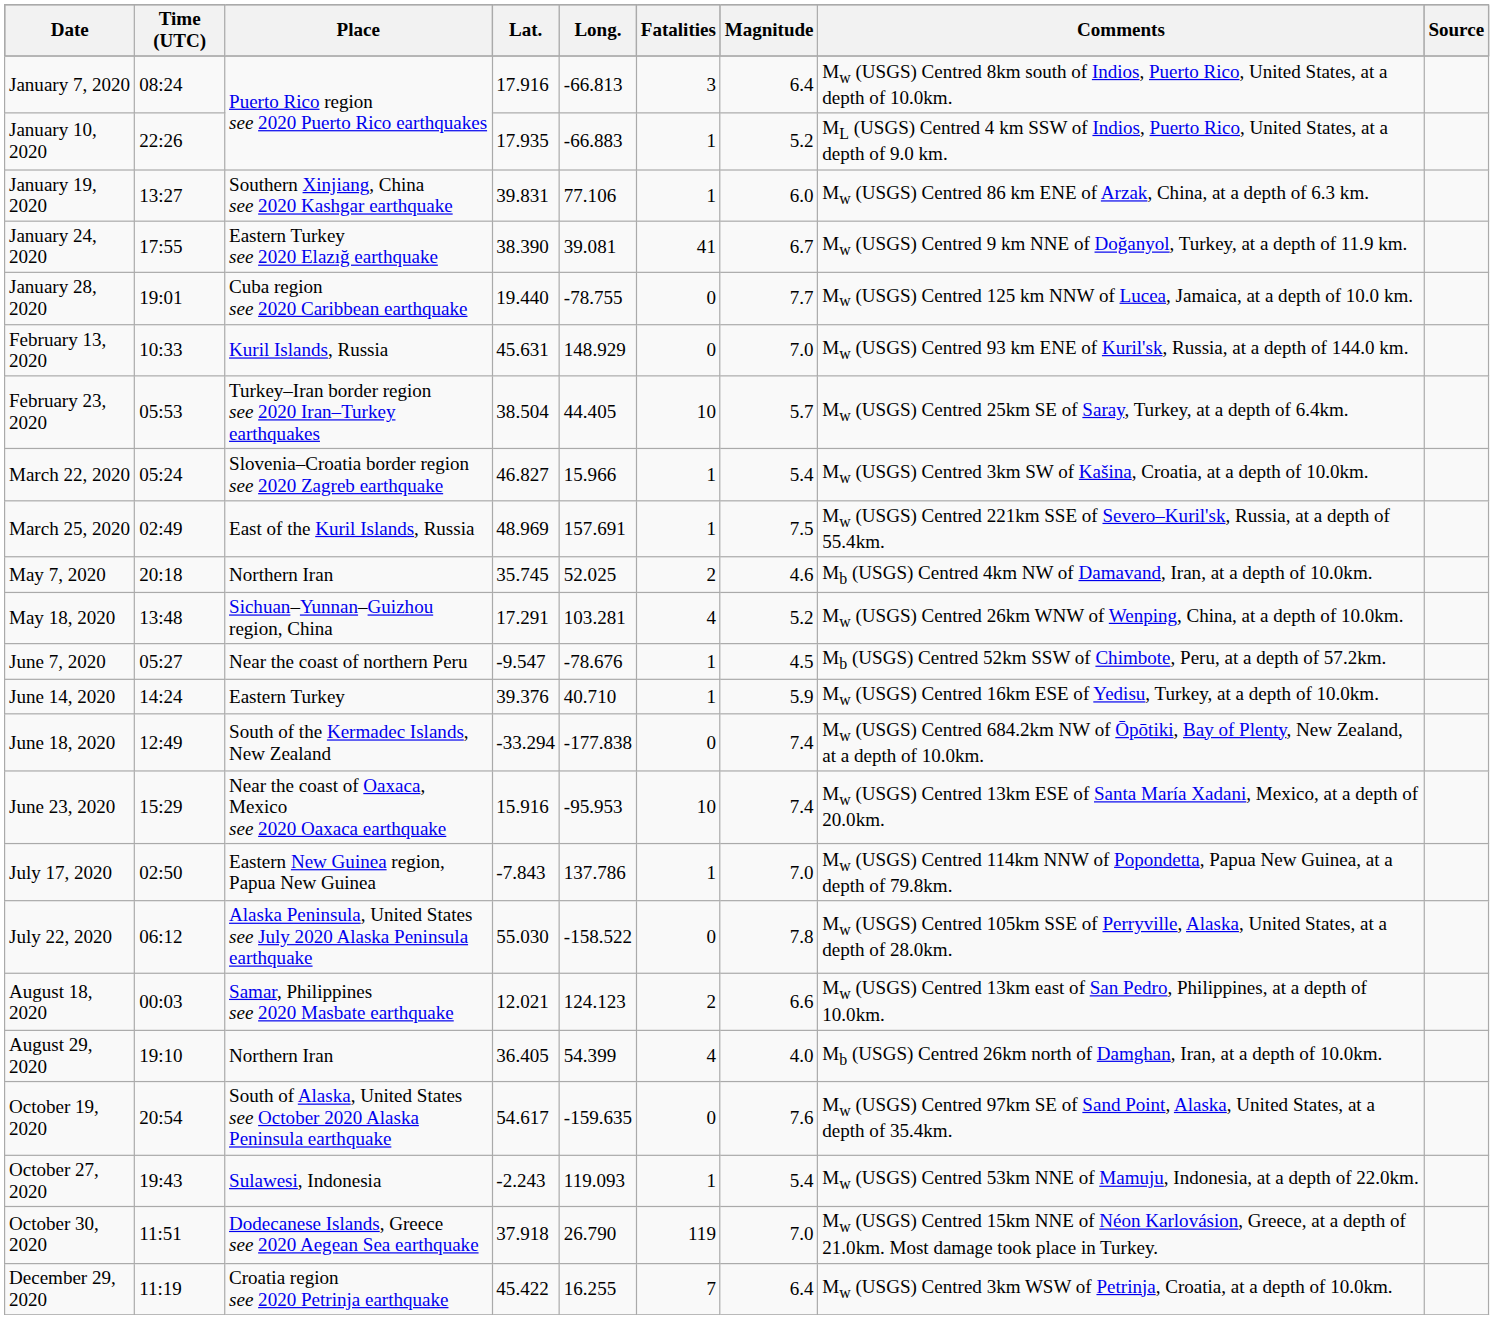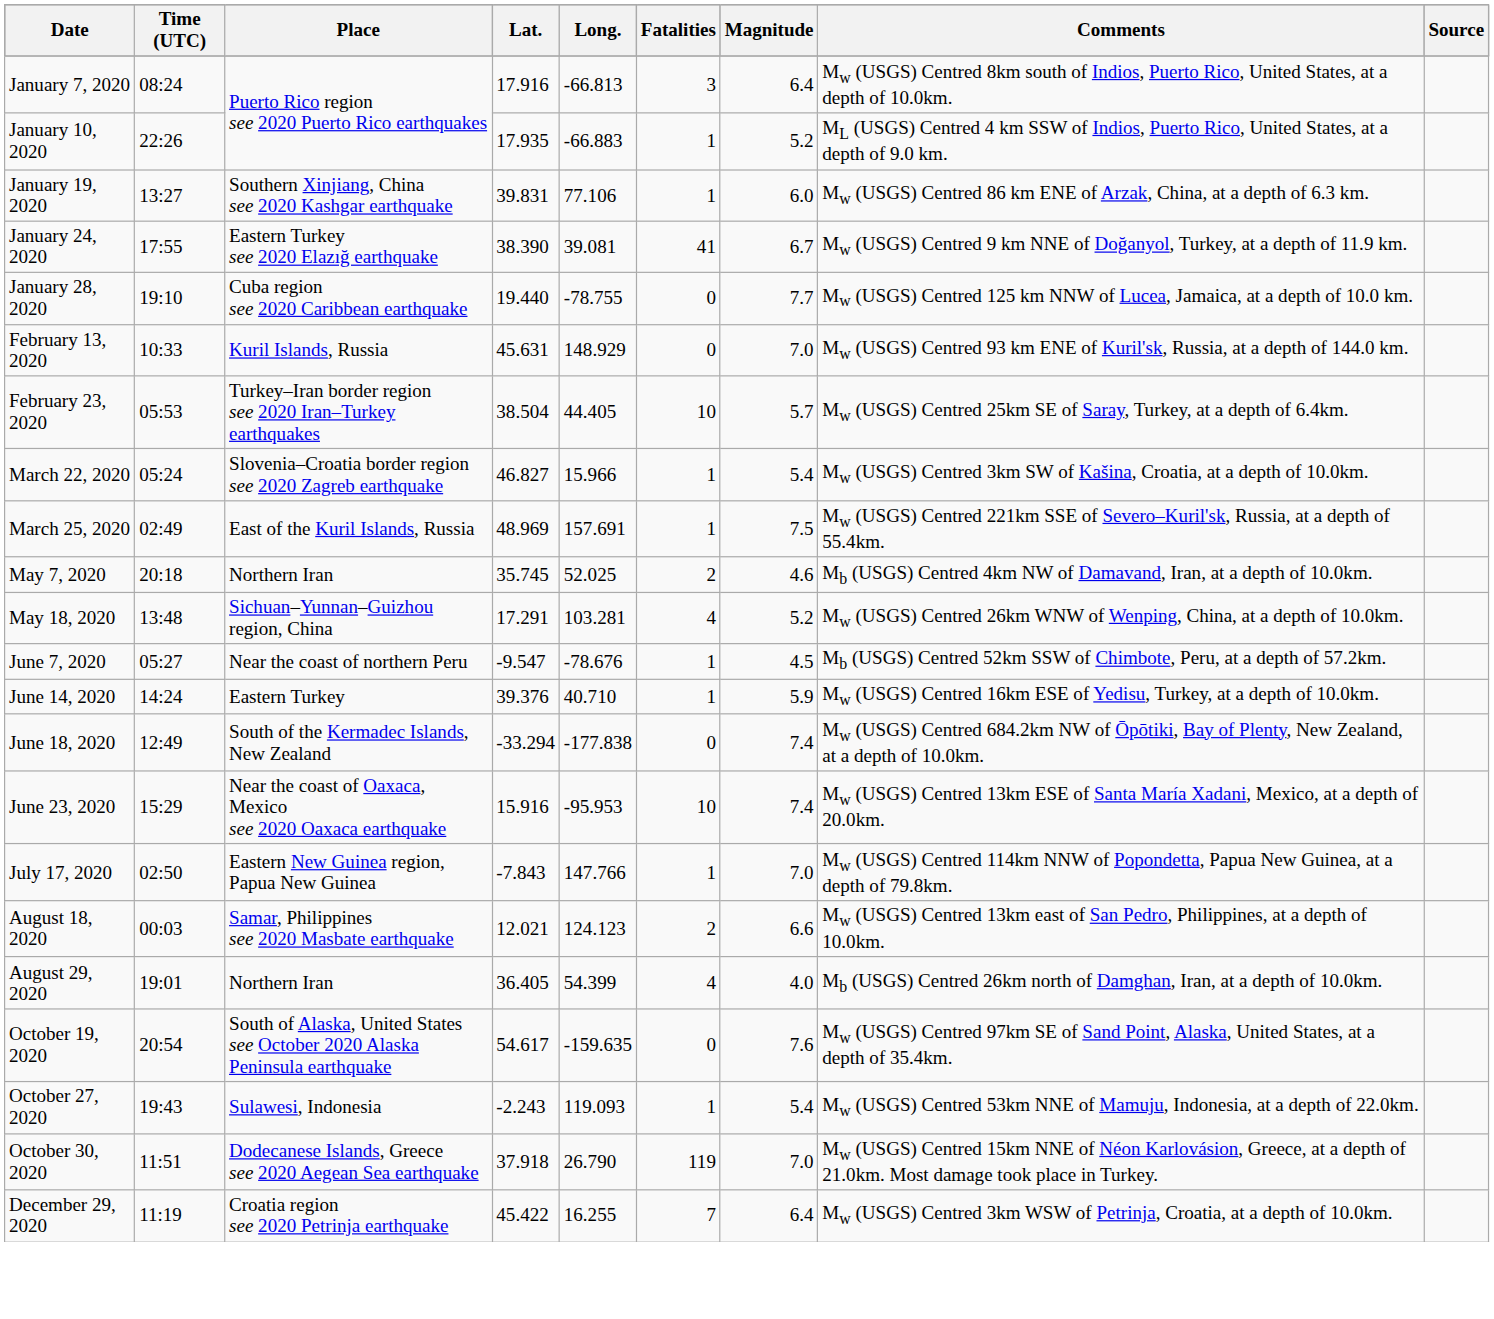(161, 298) 19:01 -> (161, 298) 19:10
(595, 872) 137.786 -> (595, 872) 147.766
- row: (61, 936)
(161, 1055) 19:10 -> (161, 982) 19:01
